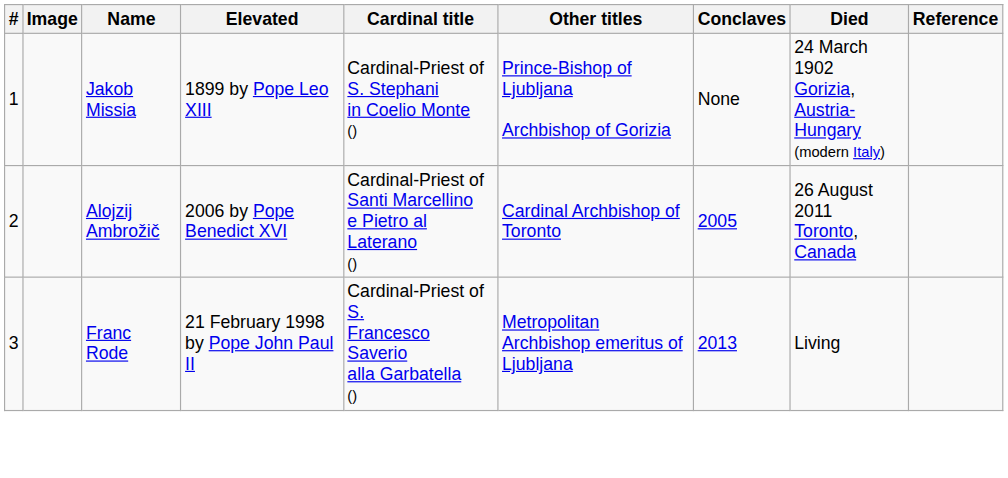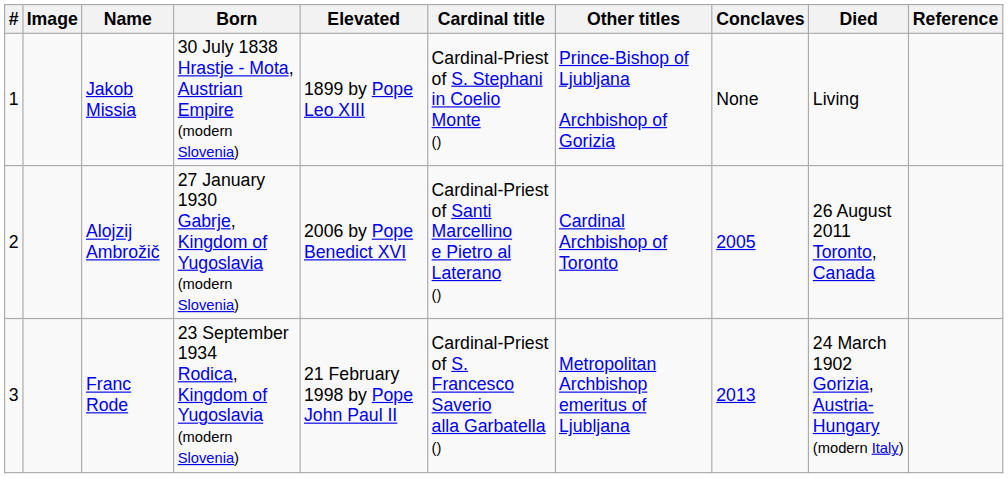+ column: (237, 19)
(840, 99) 24 March 1902 Gorizia, Austria-Hungary (modern Italy) -> (836, 99) Living
(817, 344) Living -> (858, 395) 24 March 1902 Gorizia, Austria-Hungary (modern Italy)
